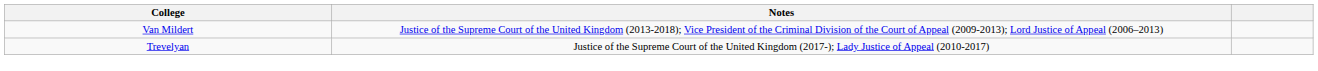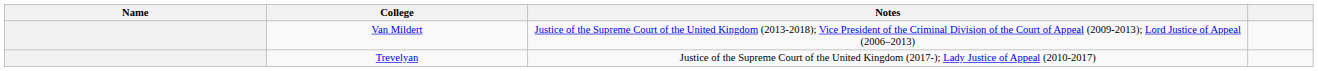+ column: (135, 12)
